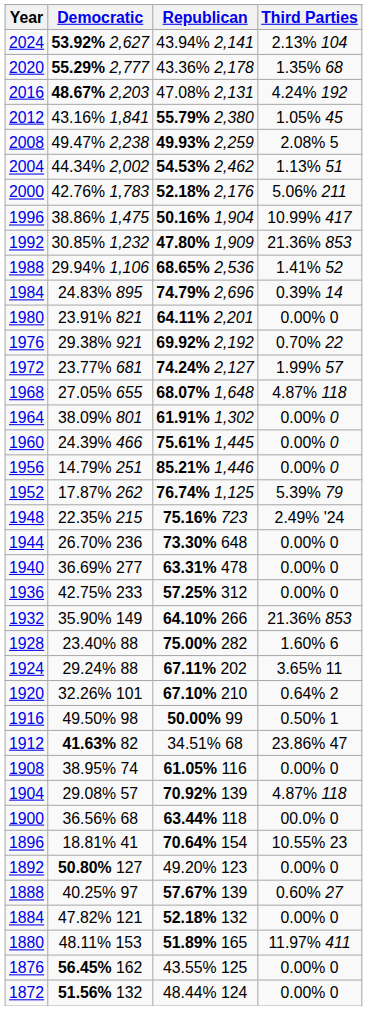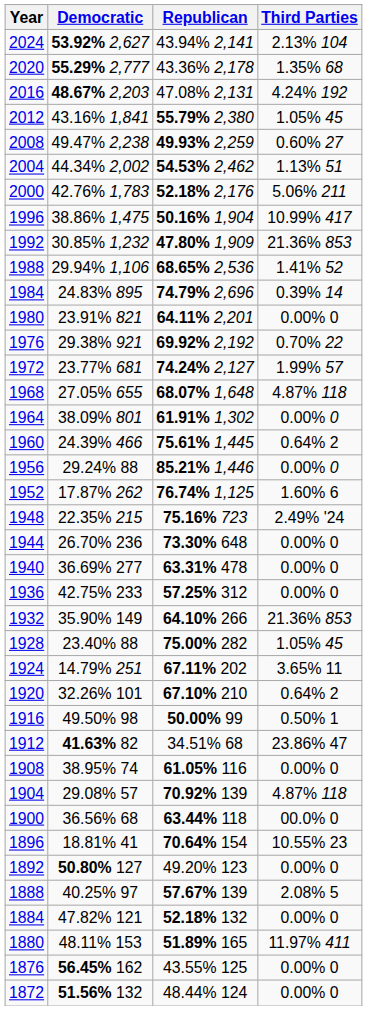(309, 142) 2.08% 5 -> (309, 142) 0.60% 27
(309, 443) 0.00% 0 -> (309, 443) 0.64% 2
(100, 468) 14.79% 251 -> (100, 468) 29.24% 88
(309, 493) 5.39% 79 -> (309, 493) 1.60% 6
(309, 643) 1.60% 6 -> (309, 643) 1.05% 45
(100, 668) 29.24% 88 -> (100, 668) 14.79% 251
(309, 893) 0.60% 27 -> (309, 893) 2.08% 5
